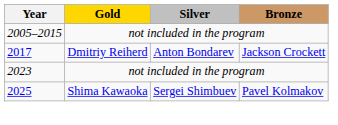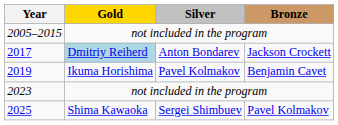(108, 52) no background -> (108, 52) lightblue background
+ row: (19, 71)
